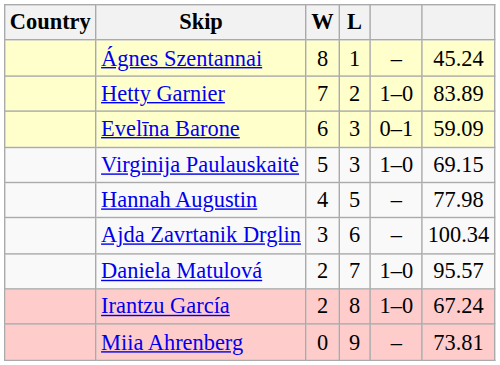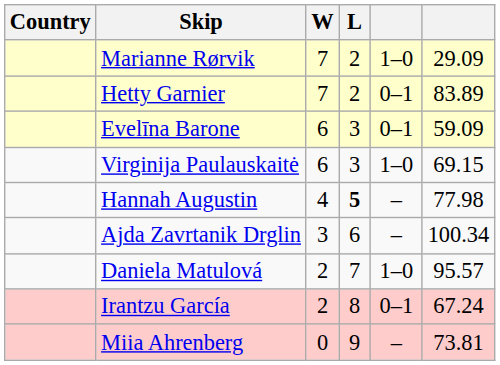- row: (182, 57)
+ row: (178, 57)
(396, 93) 1–0 -> (396, 93) 0–1
(322, 164) 5 -> (322, 164) 6
(355, 199) normal -> (355, 199) bold
(396, 306) 1–0 -> (396, 306) 0–1
